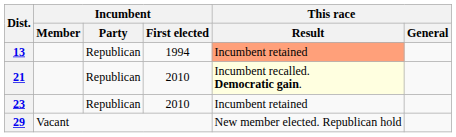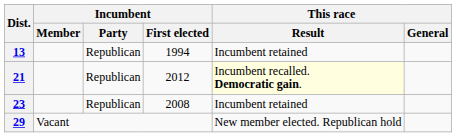(261, 52) lightsalmon background -> (261, 52) no background
(178, 77) 2010 -> (178, 77) 2012
(178, 103) 2010 -> (178, 103) 2008
